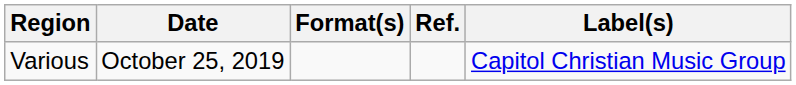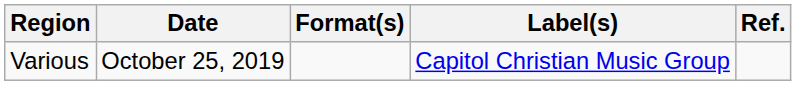columns swapped: (628, 23) <-> (438, 23)
